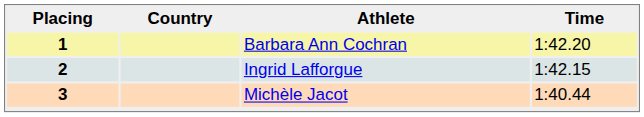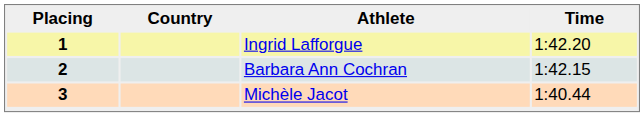(325, 44) Barbara Ann Cochran -> (303, 44) Ingrid Lafforgue
(303, 69) Ingrid Lafforgue -> (325, 69) Barbara Ann Cochran
